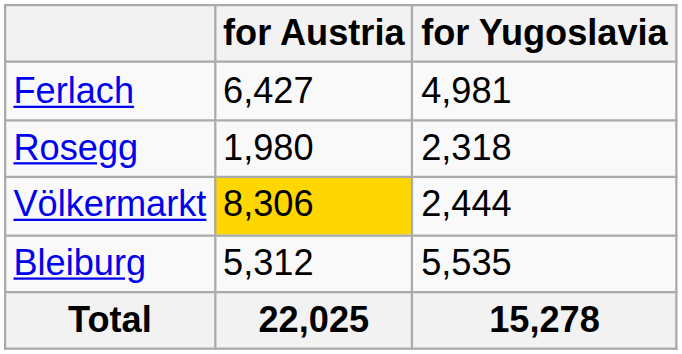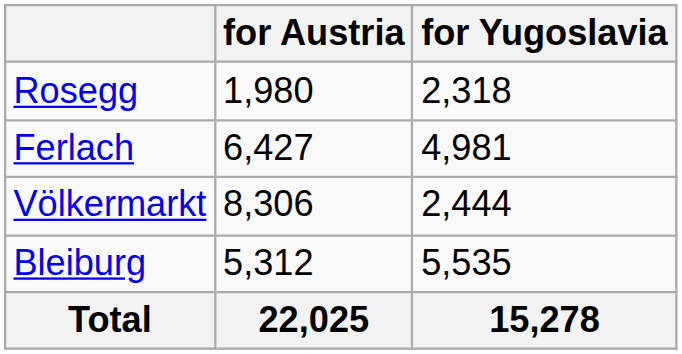rows swapped: (76, 147) <-> (74, 90)
(268, 205) gold background -> (268, 205) no background
